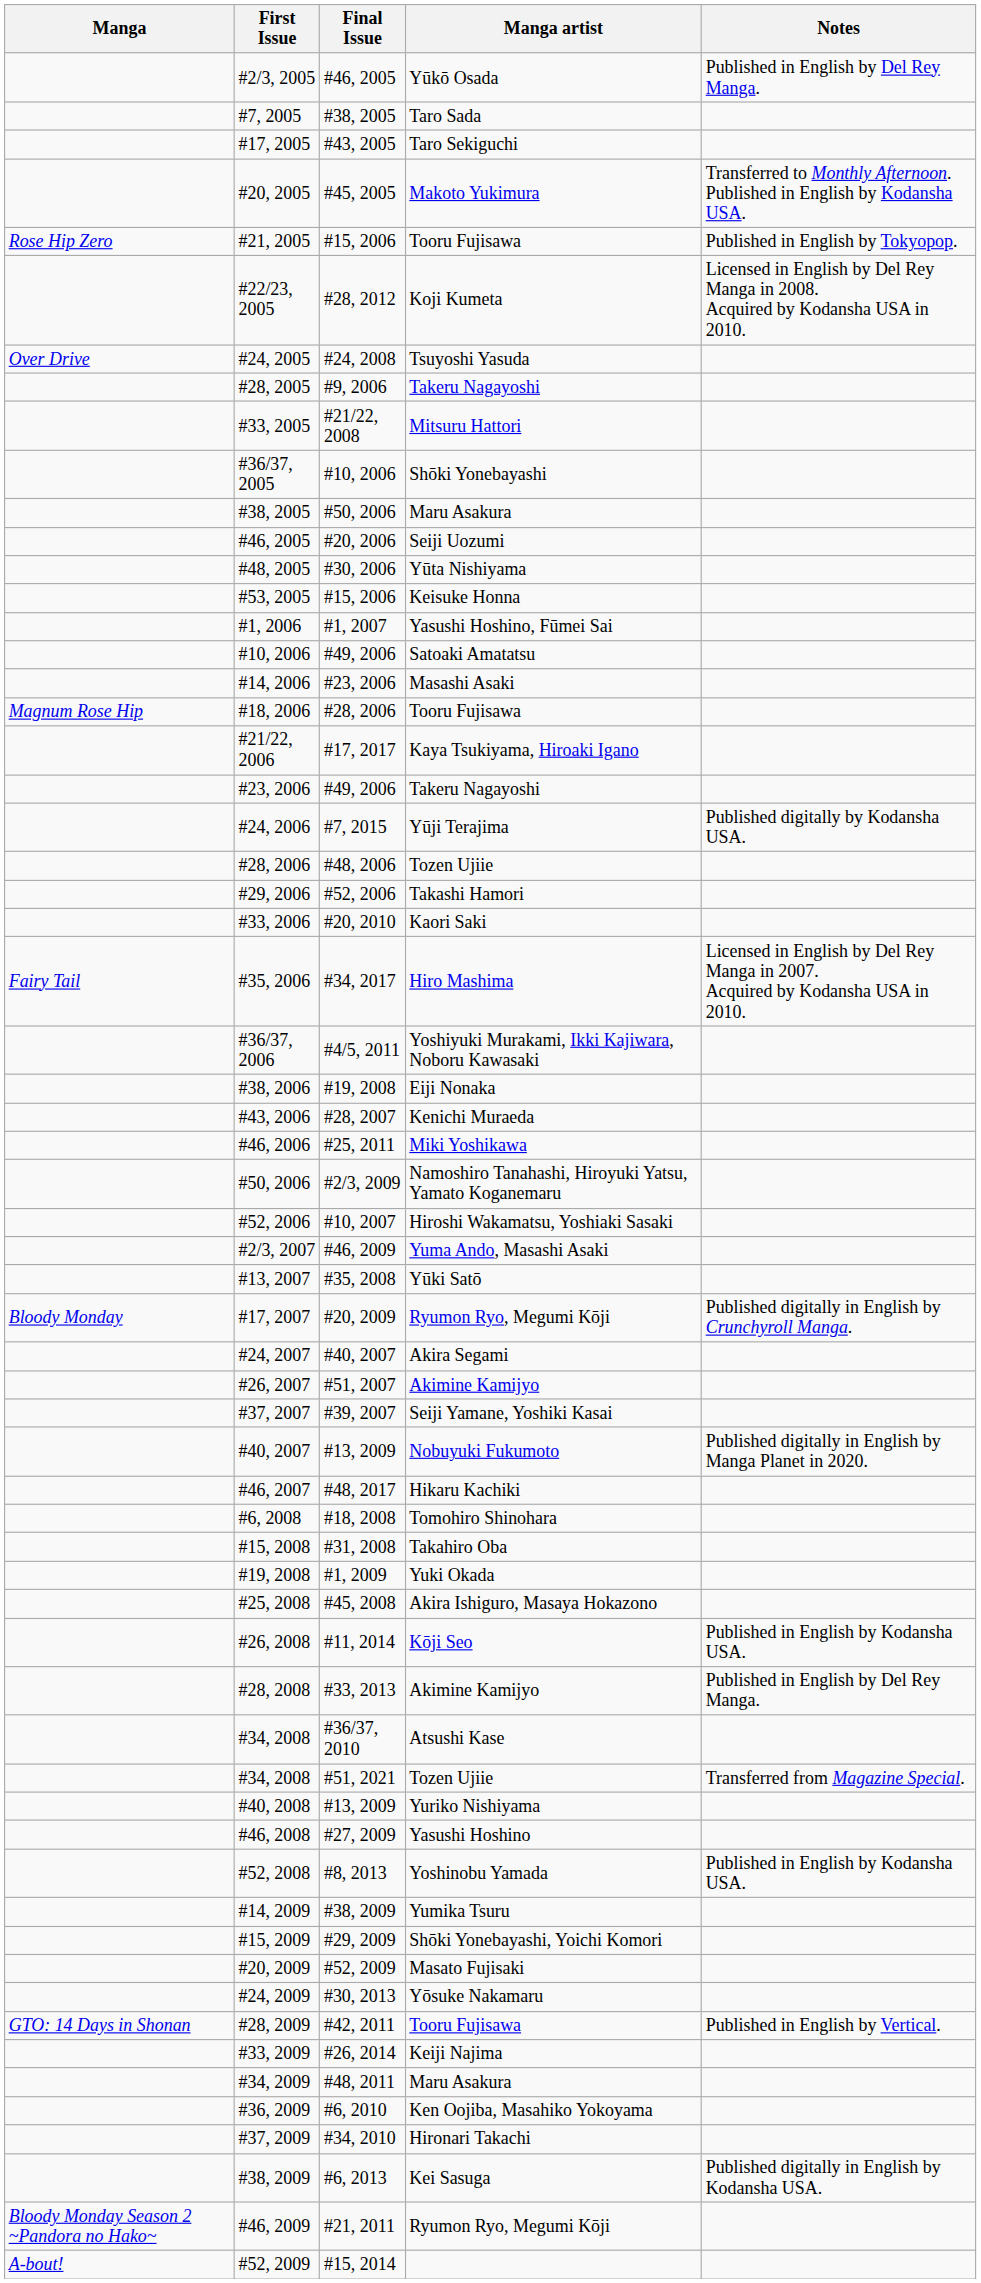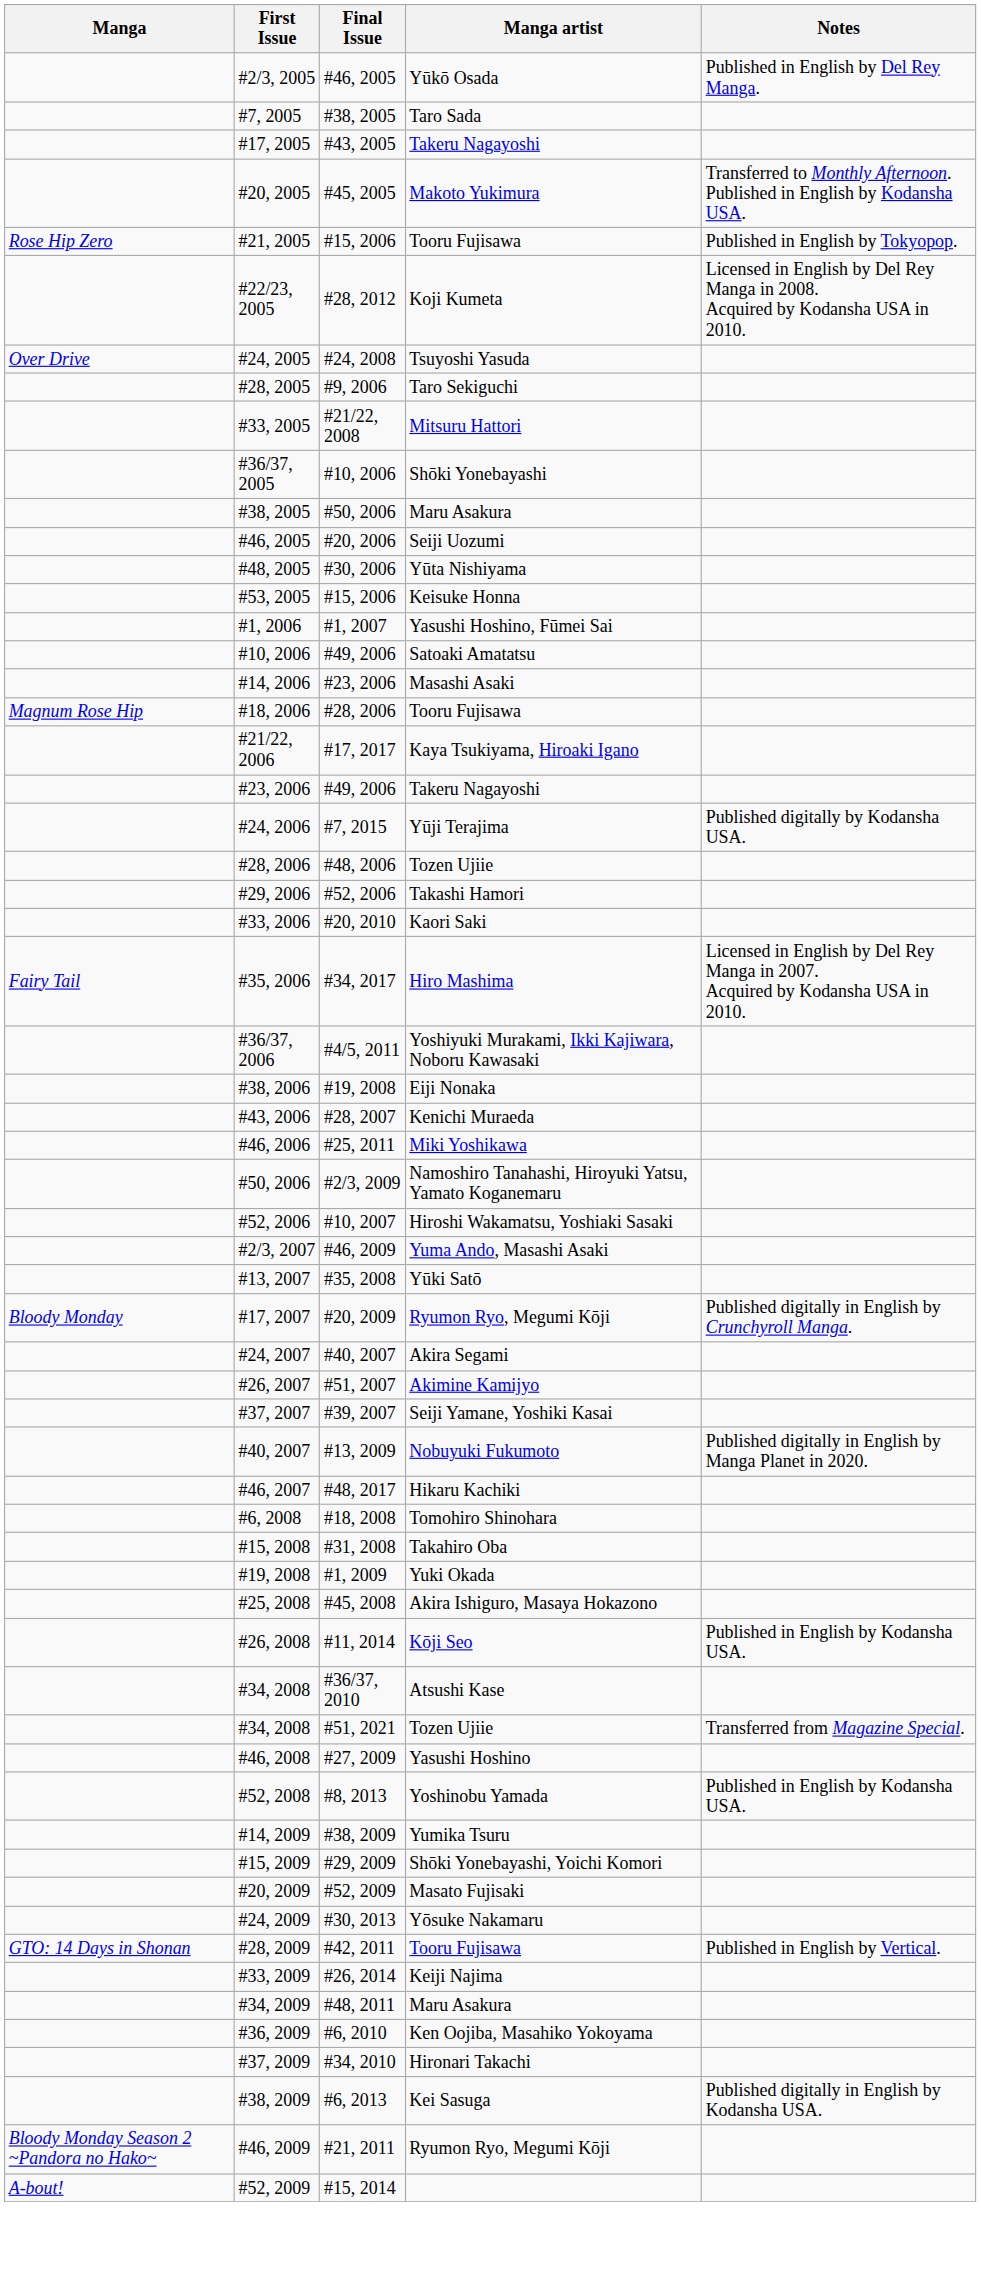(464, 144) Taro Sekiguchi -> (475, 144) Takeru Nagayoshi
(475, 387) Takeru Nagayoshi -> (464, 387) Taro Sekiguchi
- row: (274, 1690)
- row: (274, 1806)
